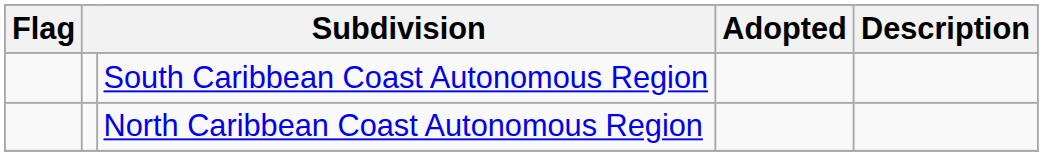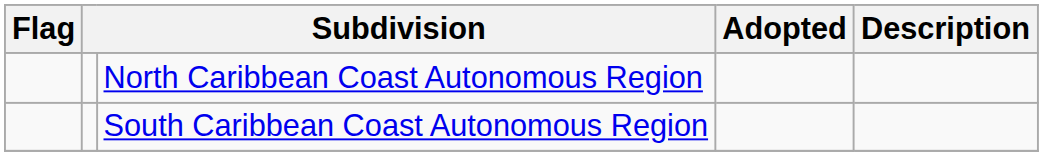rows swapped: (403, 126) <-> (406, 77)
